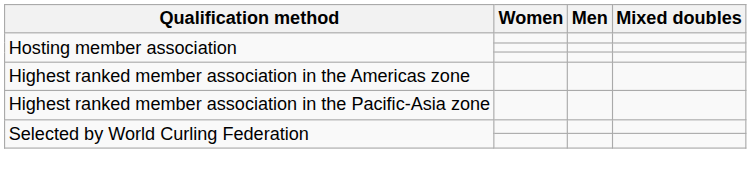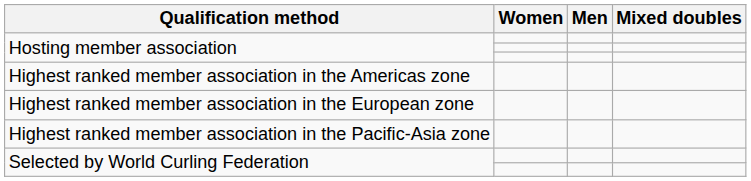+ row: (241, 104)
